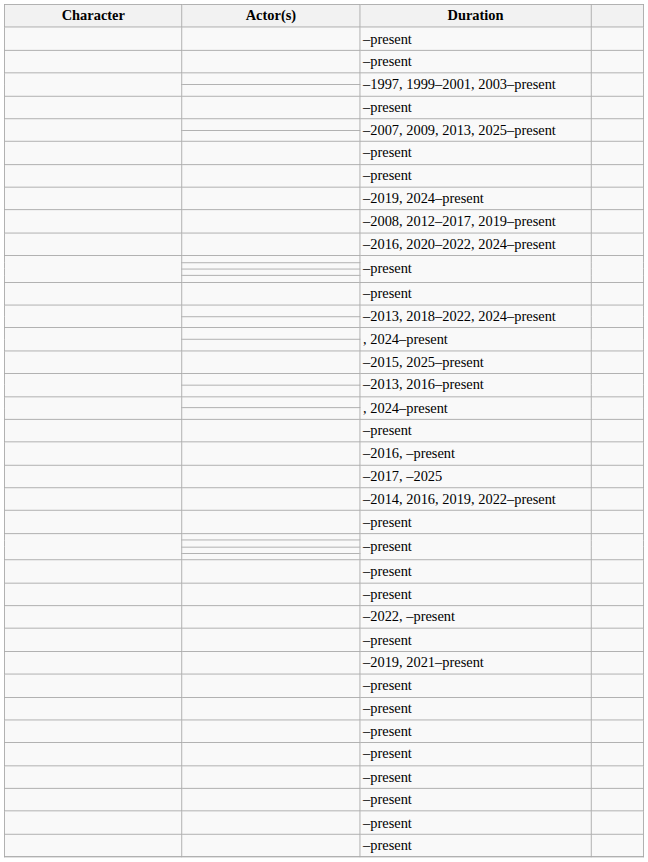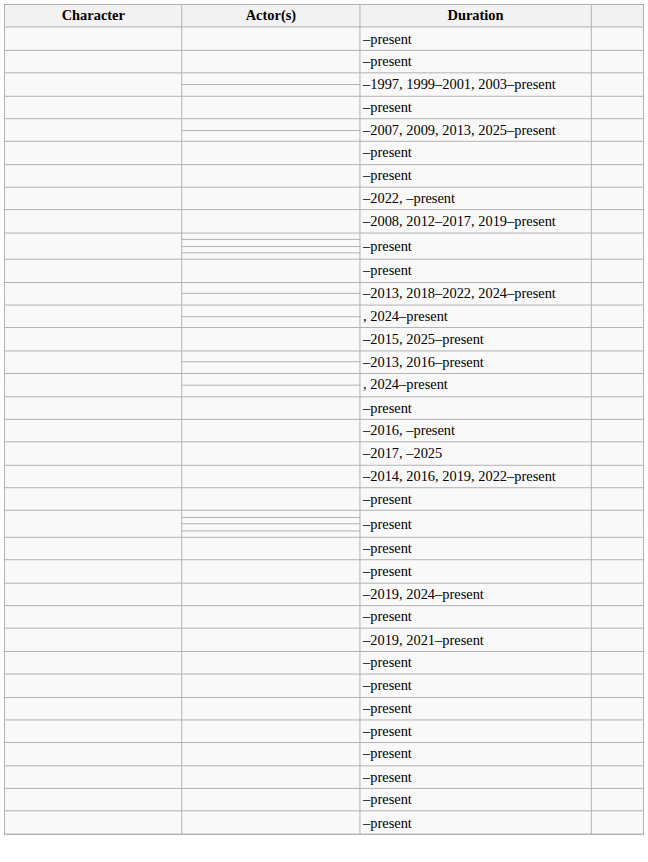rows swapped: (93, 199) <-> (93, 617)
- row: (93, 244)
